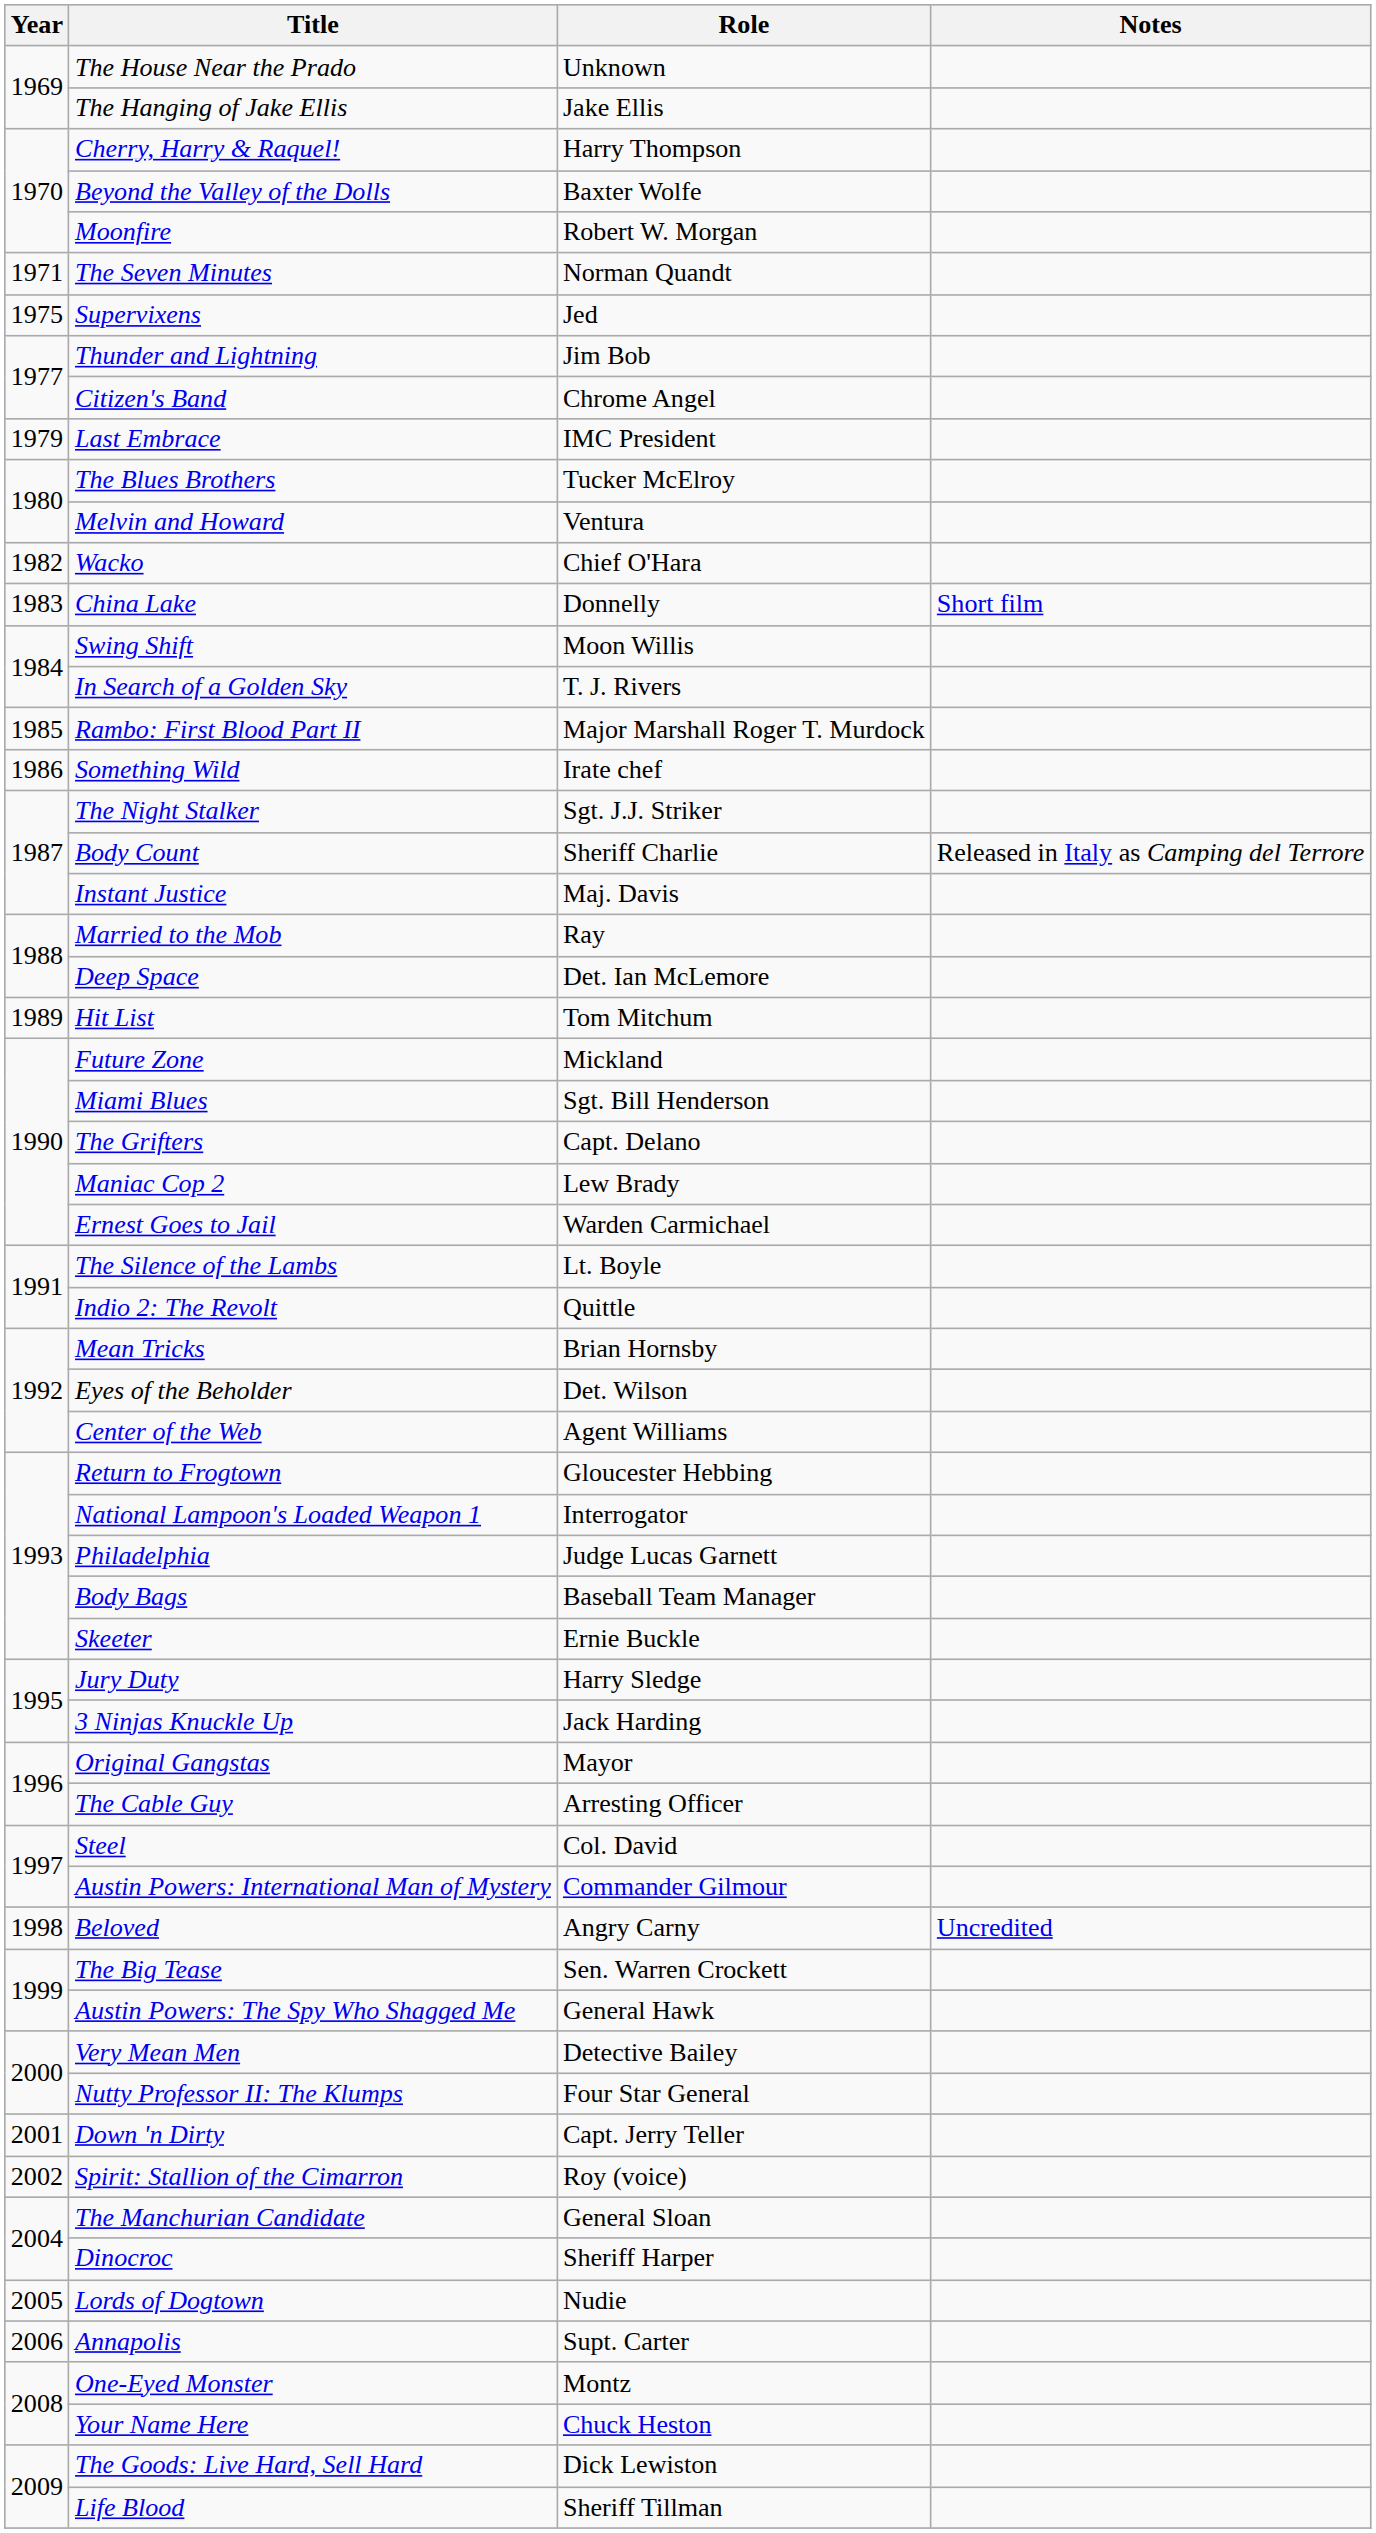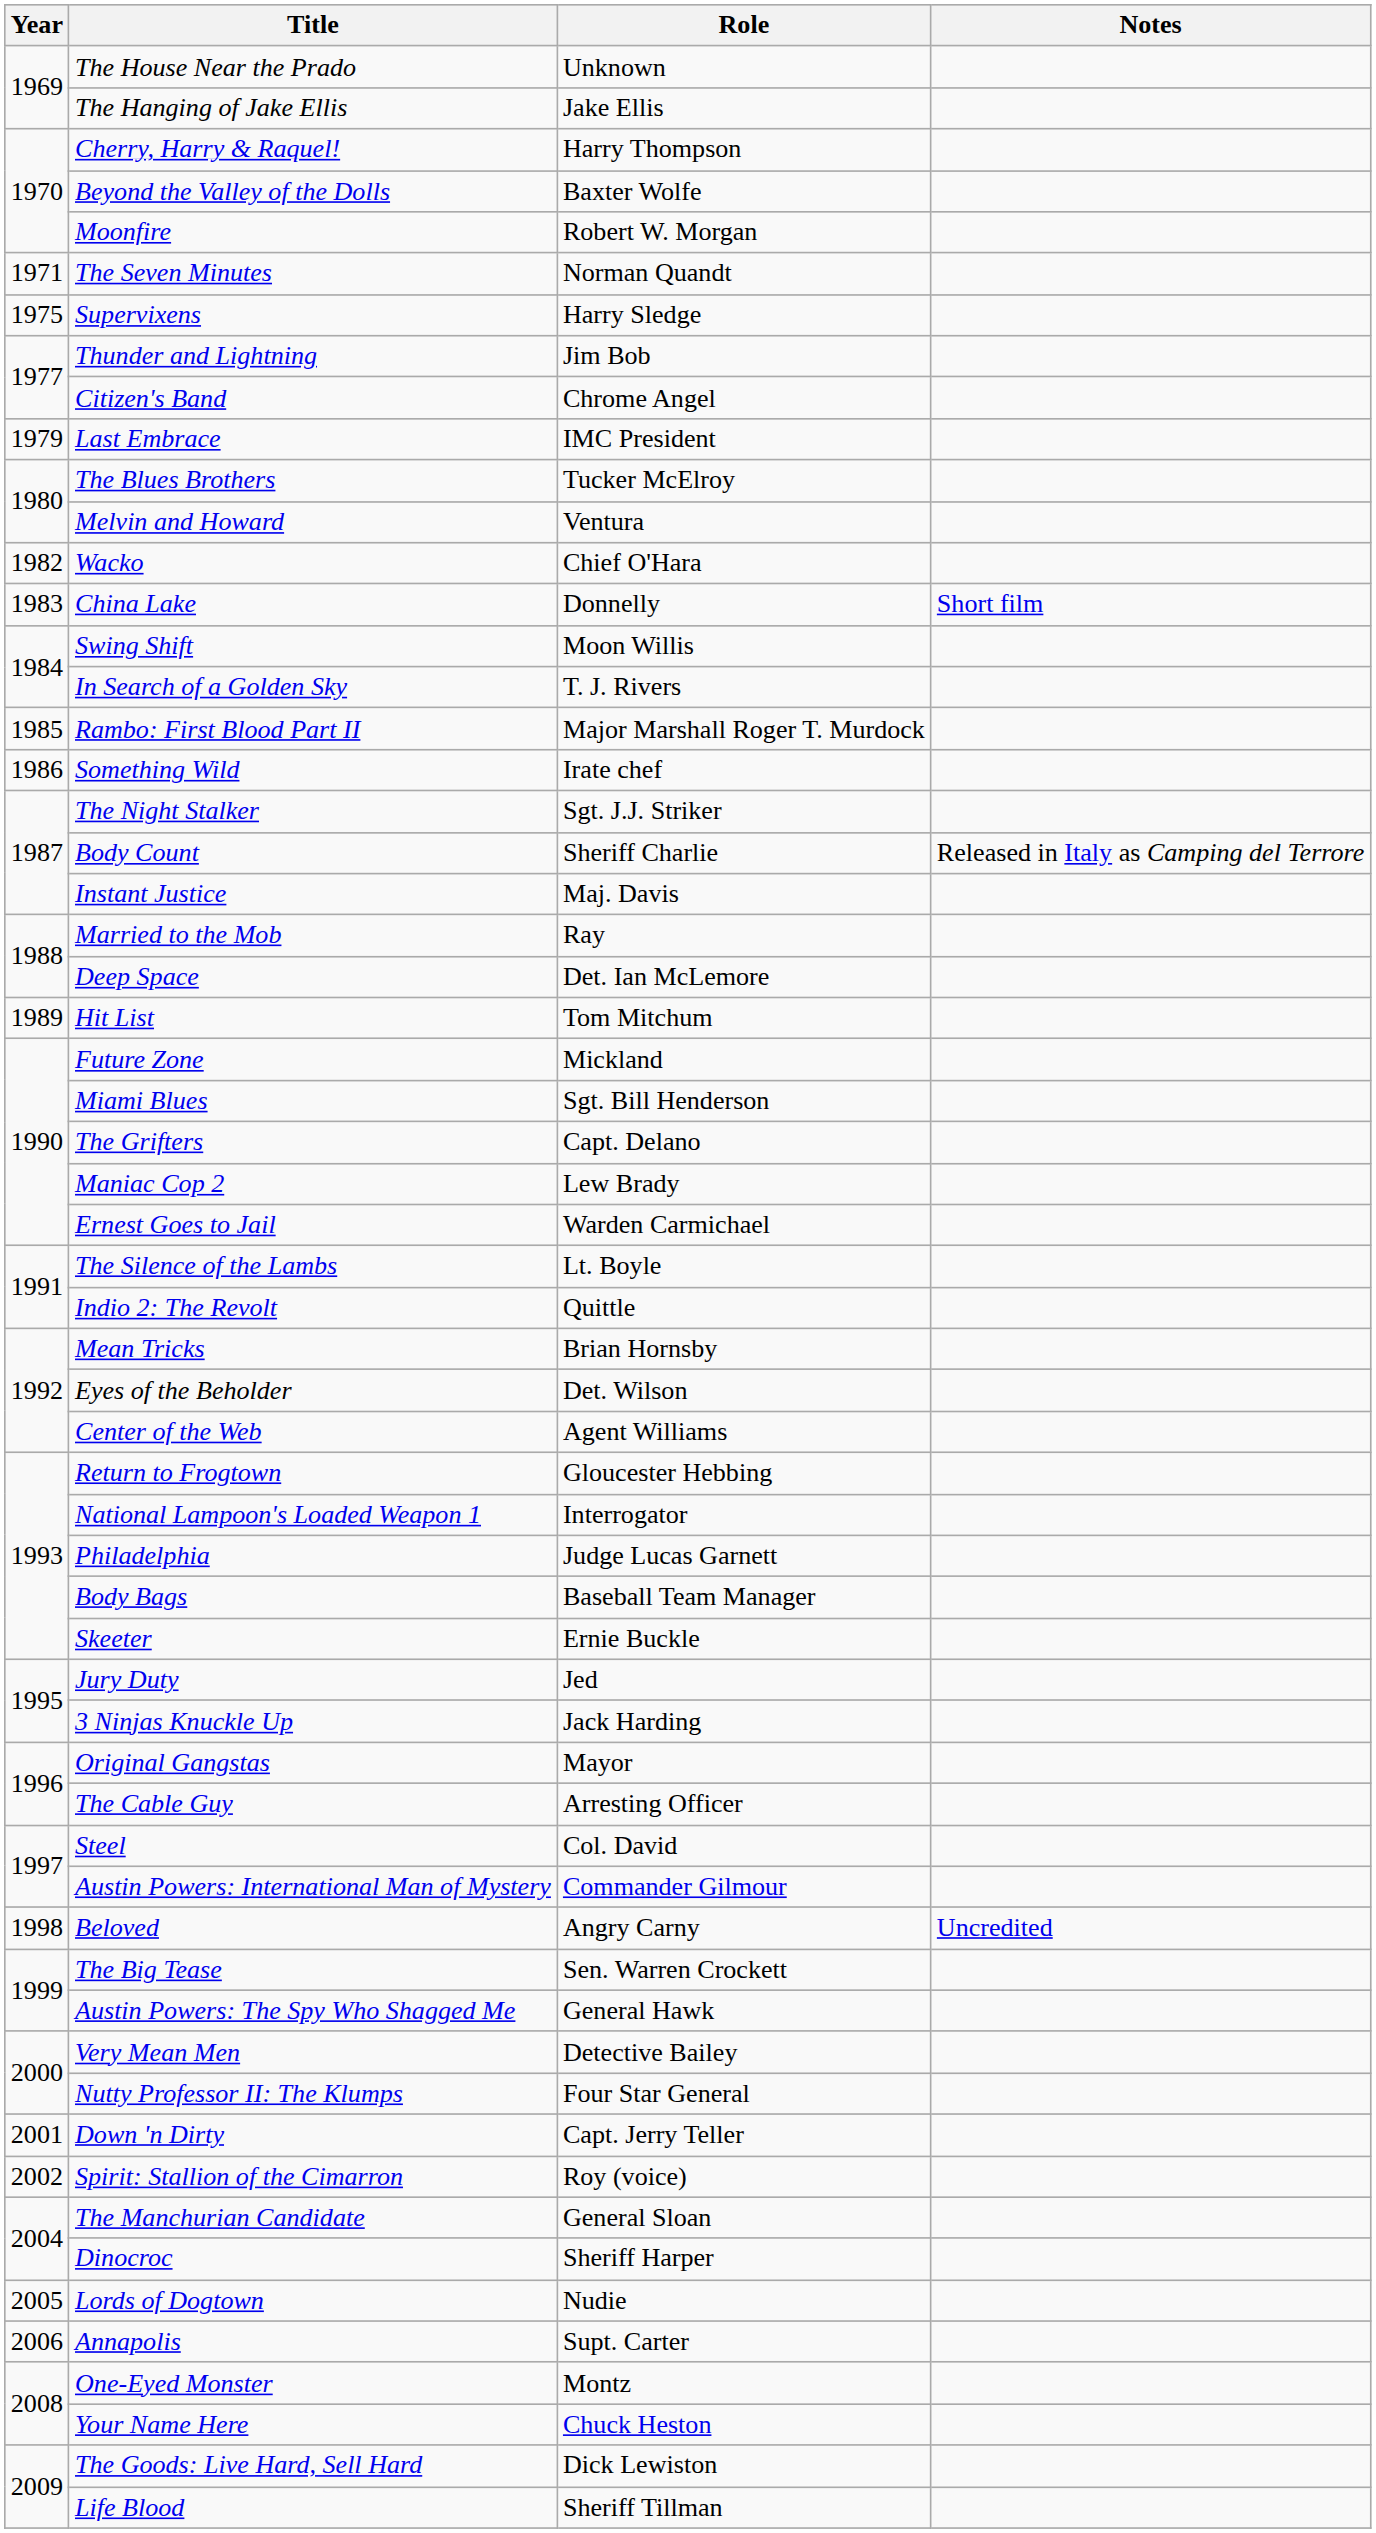(580, 314) Jed -> (632, 314) Harry Sledge
(632, 1679) Harry Sledge -> (580, 1679) Jed
